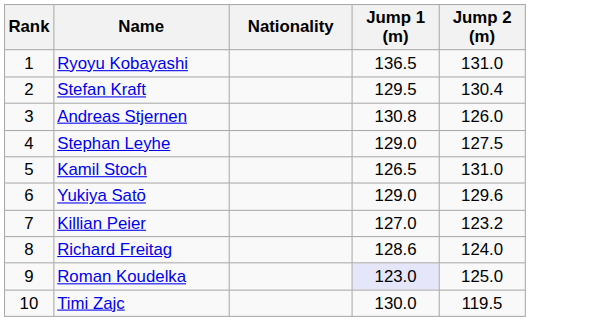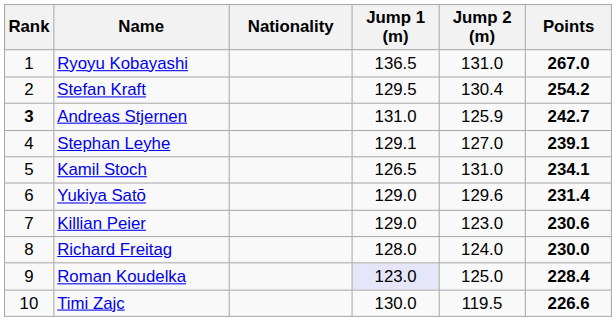+ column: (569, 27)
(29, 116) normal -> (29, 116) bold
(396, 116) 130.8 -> (396, 116) 131.0
(482, 116) 126.0 -> (482, 116) 125.9
(396, 143) 129.0 -> (396, 143) 129.1
(482, 143) 127.5 -> (482, 143) 127.0
(396, 223) 127.0 -> (396, 223) 129.0
(482, 223) 123.2 -> (482, 223) 123.0
(396, 249) 128.6 -> (396, 249) 128.0
